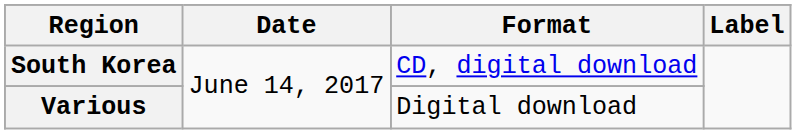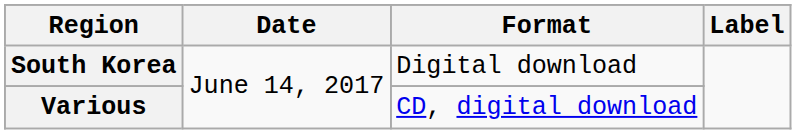(547, 66) CD, digital download -> (517, 66) Digital download
(517, 107) Digital download -> (547, 107) CD, digital download
